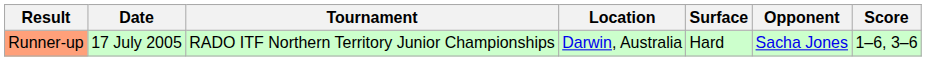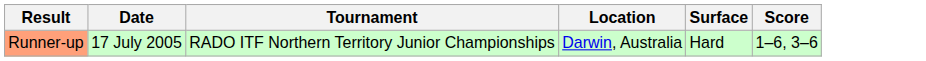- column: (802, 16)
